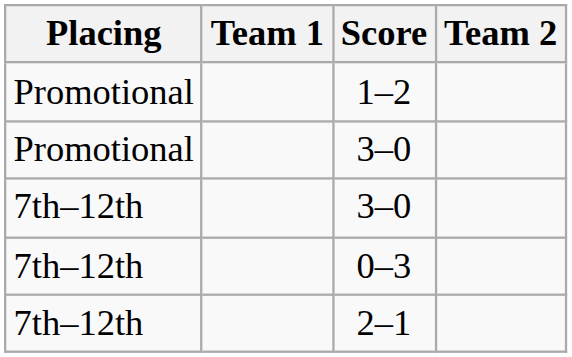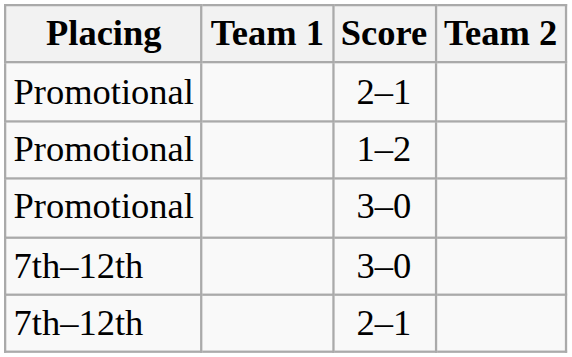+ row: (104, 91)
- row: (78, 264)
